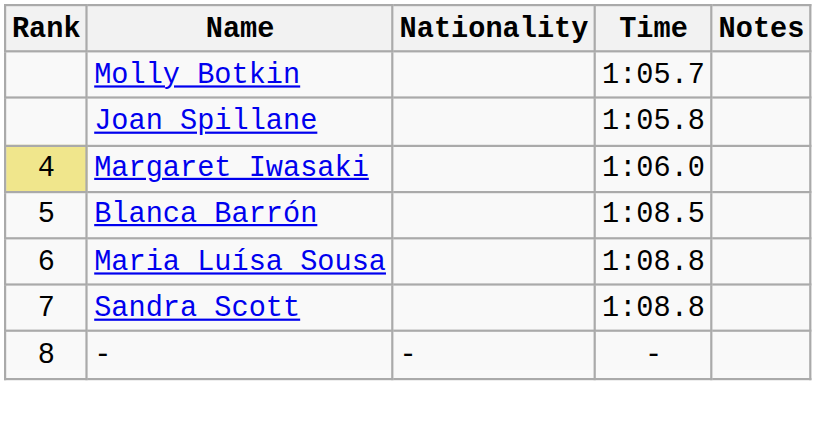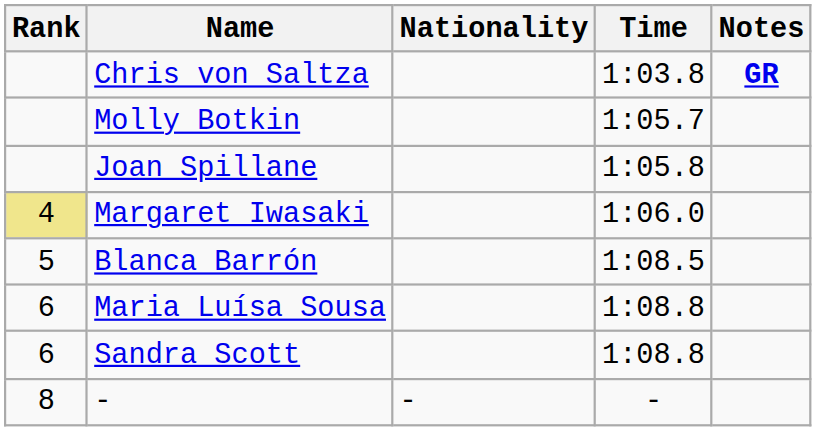+ row: (232, 75)
(46, 308) 7 -> (46, 355) 6
